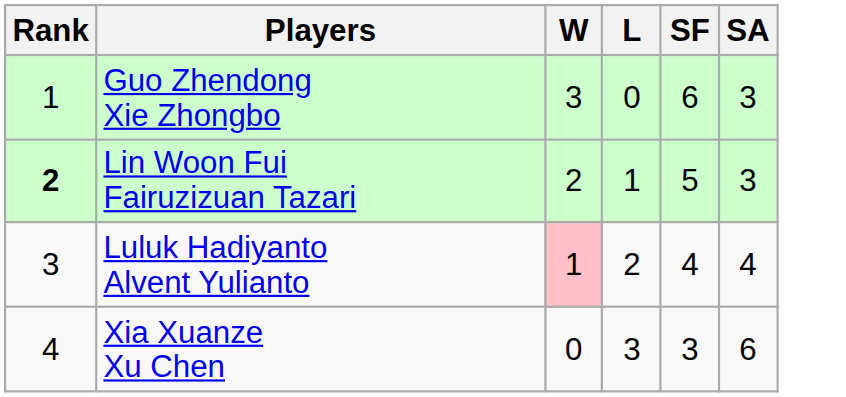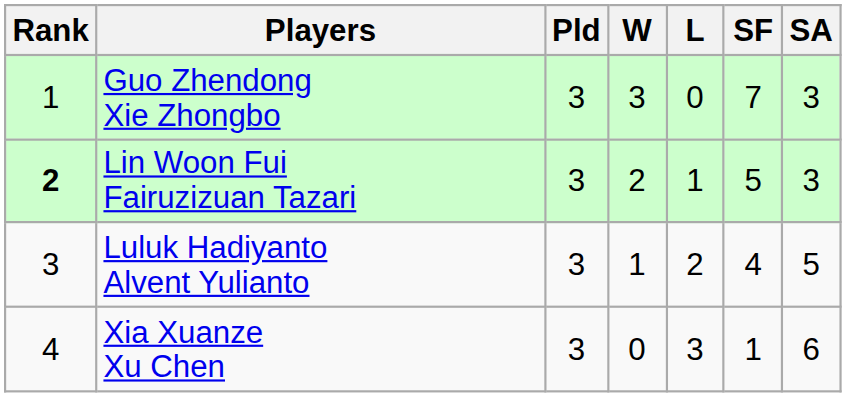+ column: (576, 30)
(690, 97) 6 -> (753, 97) 7
(574, 265) pink background -> (637, 265) no background
(748, 265) 4 -> (811, 265) 5
(690, 349) 3 -> (753, 349) 1
